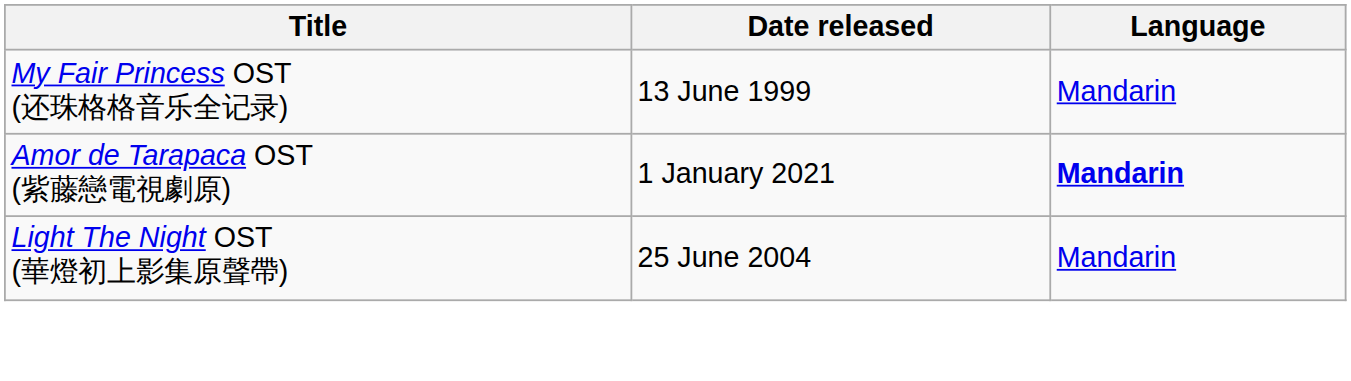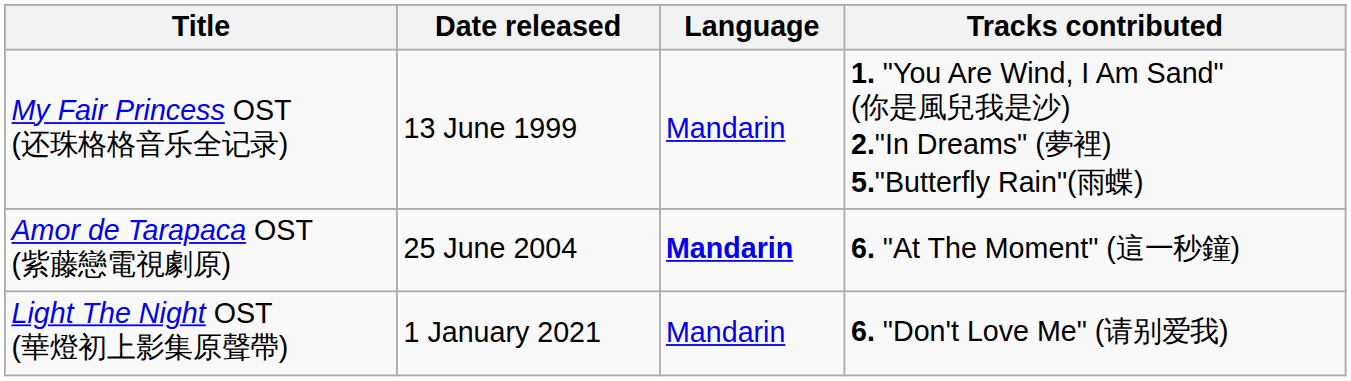+ column: (1095, 27)
(736, 174) 1 January 2021 -> (490, 249) 25 June 2004
(724, 257) 25 June 2004 -> (502, 332) 1 January 2021
